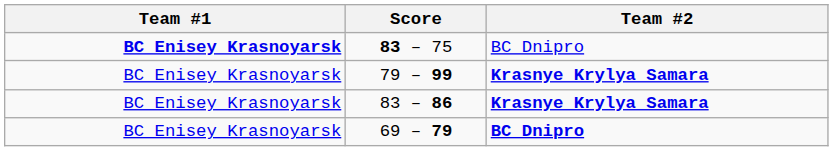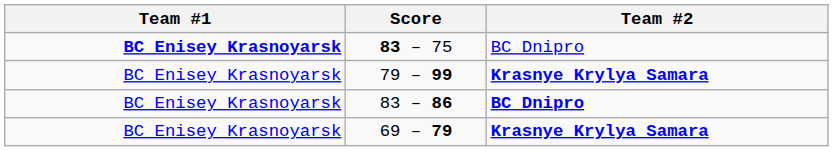(600, 103) Krasnye Krylya Samara -> (537, 103) BC Dnipro
(537, 131) BC Dnipro -> (600, 131) Krasnye Krylya Samara
